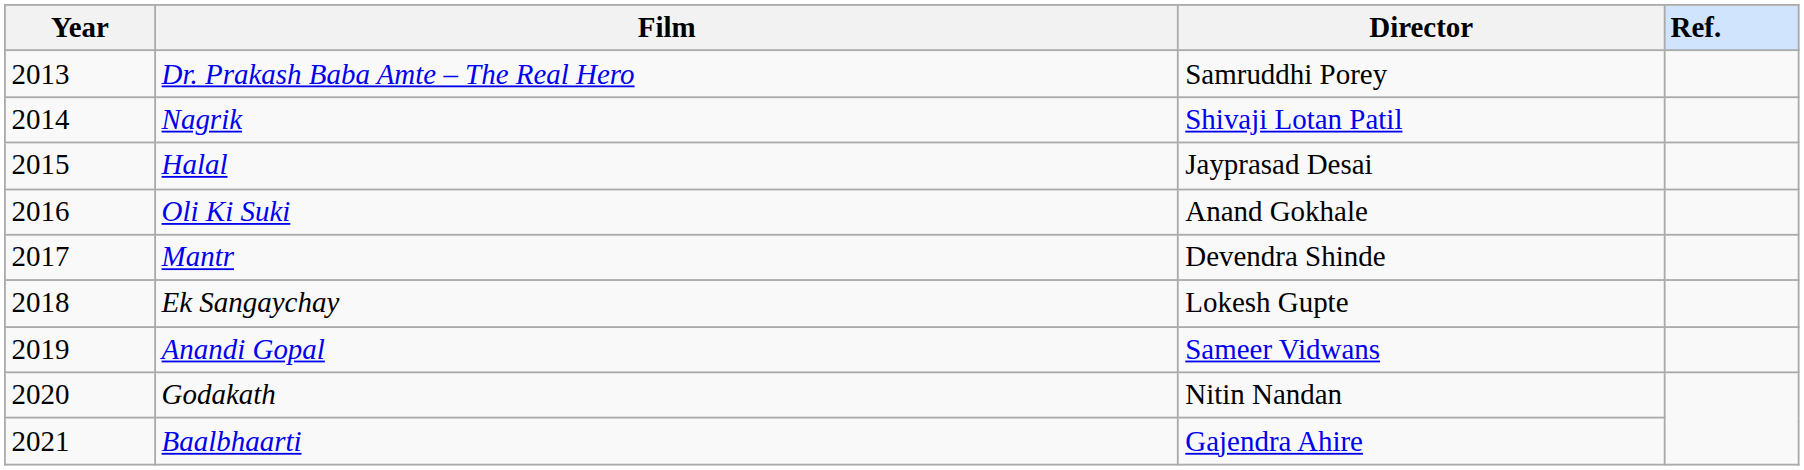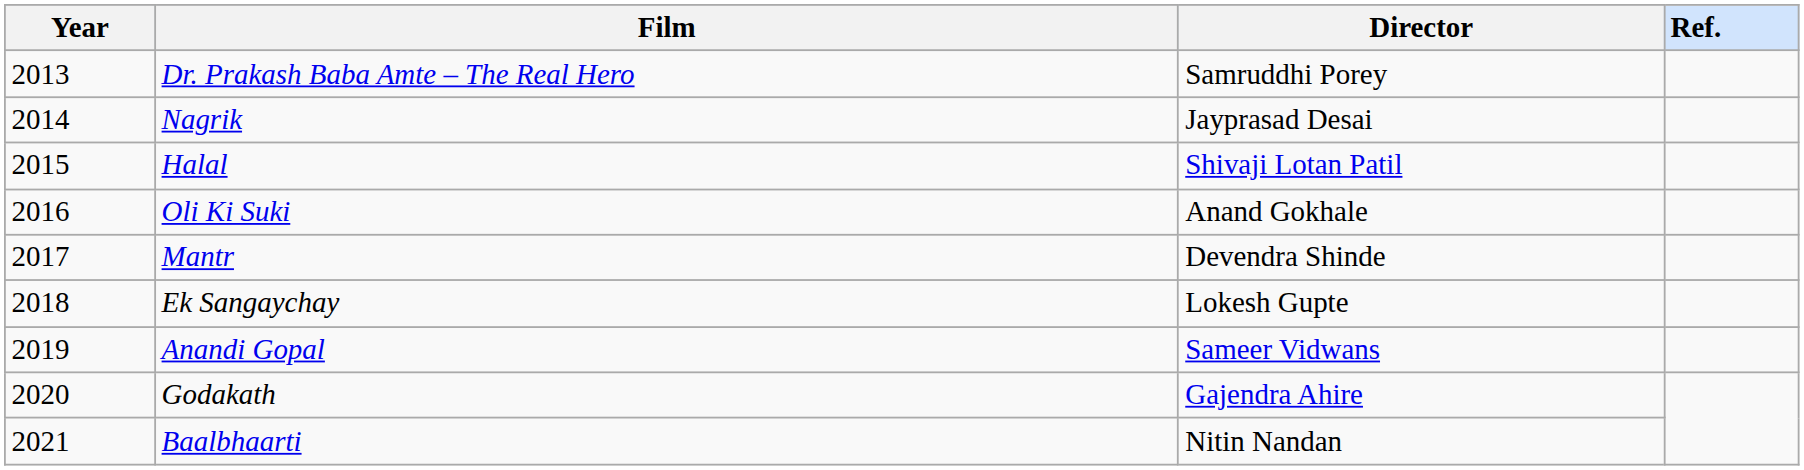(1294, 119) Shivaji Lotan Patil -> (1279, 119) Jayprasad Desai
(1279, 165) Jayprasad Desai -> (1294, 165) Shivaji Lotan Patil
(1264, 394) Nitin Nandan -> (1274, 394) Gajendra Ahire
(1274, 440) Gajendra Ahire -> (1264, 440) Nitin Nandan
